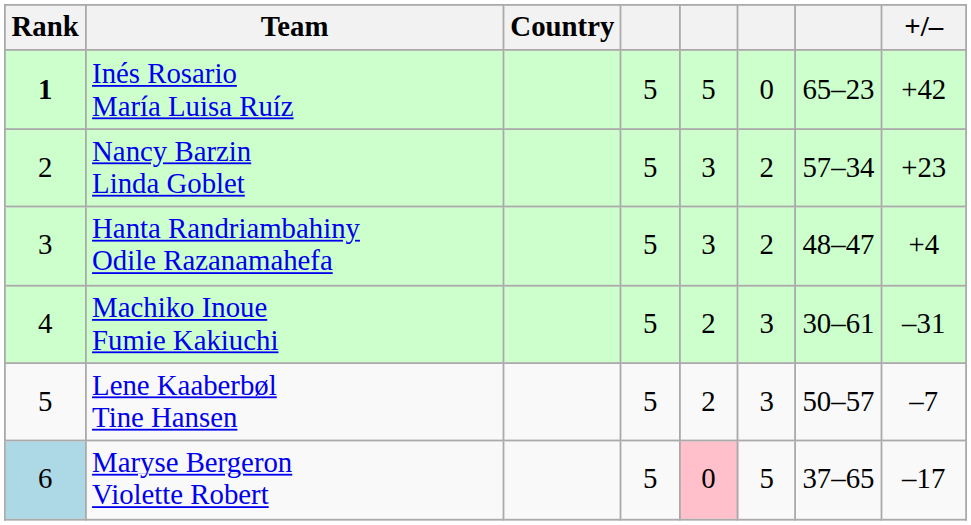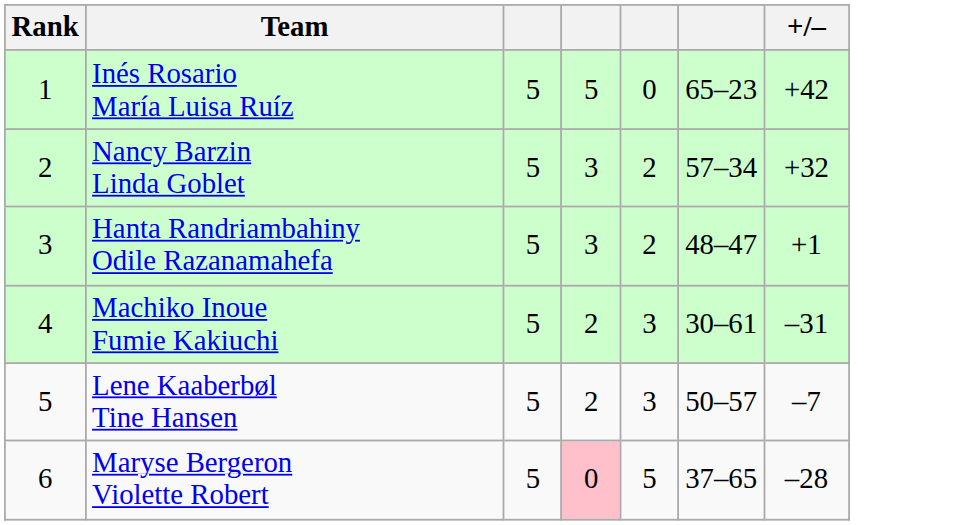- column: (562, 27)
(45, 89) bold -> (45, 89) normal
(924, 167) +23 -> (806, 167) +32
(924, 245) +4 -> (806, 245) +1
(45, 479) lightblue background -> (45, 479) no background
(924, 479) –17 -> (806, 479) –28
